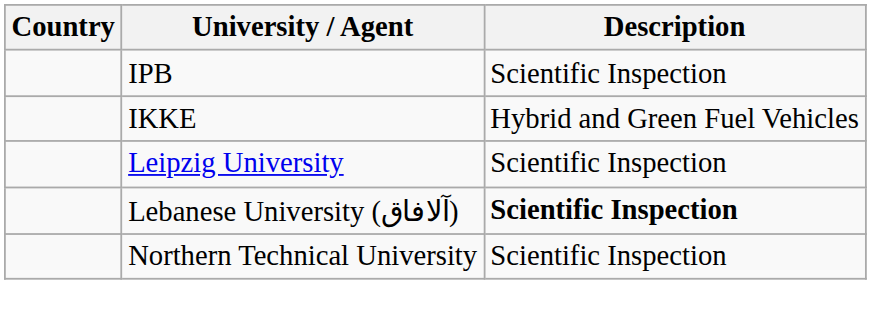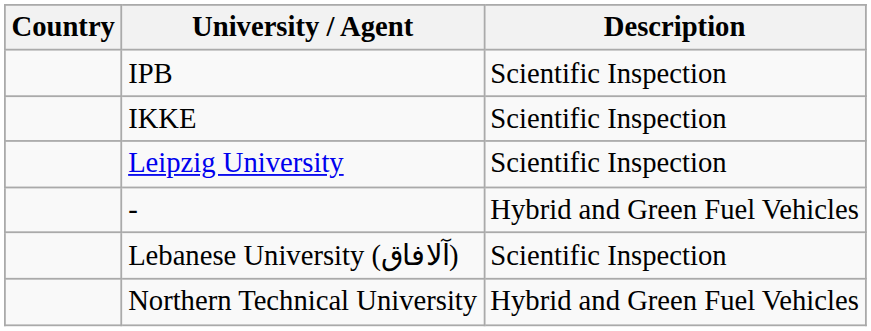(675, 118) Hybrid and Green Fuel Vehicles -> (608, 118) Scientific Inspection
+ row: (133, 208)
(614, 209) bold -> (608, 255) normal
(608, 256) Scientific Inspection -> (675, 301) Hybrid and Green Fuel Vehicles
